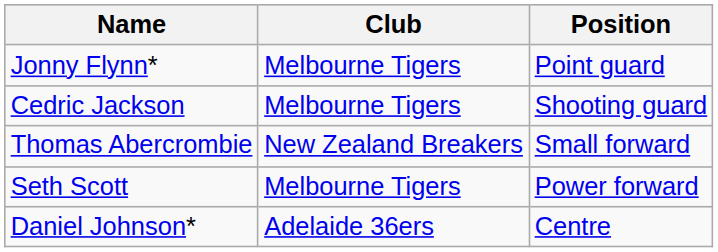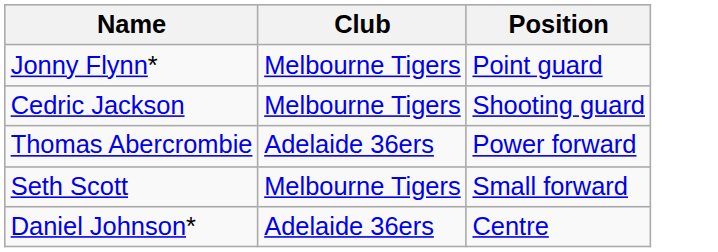(394, 145) New Zealand Breakers -> (349, 145) Adelaide 36ers
(612, 145) Small forward -> (554, 145) Power forward
(617, 186) Power forward -> (550, 186) Small forward
